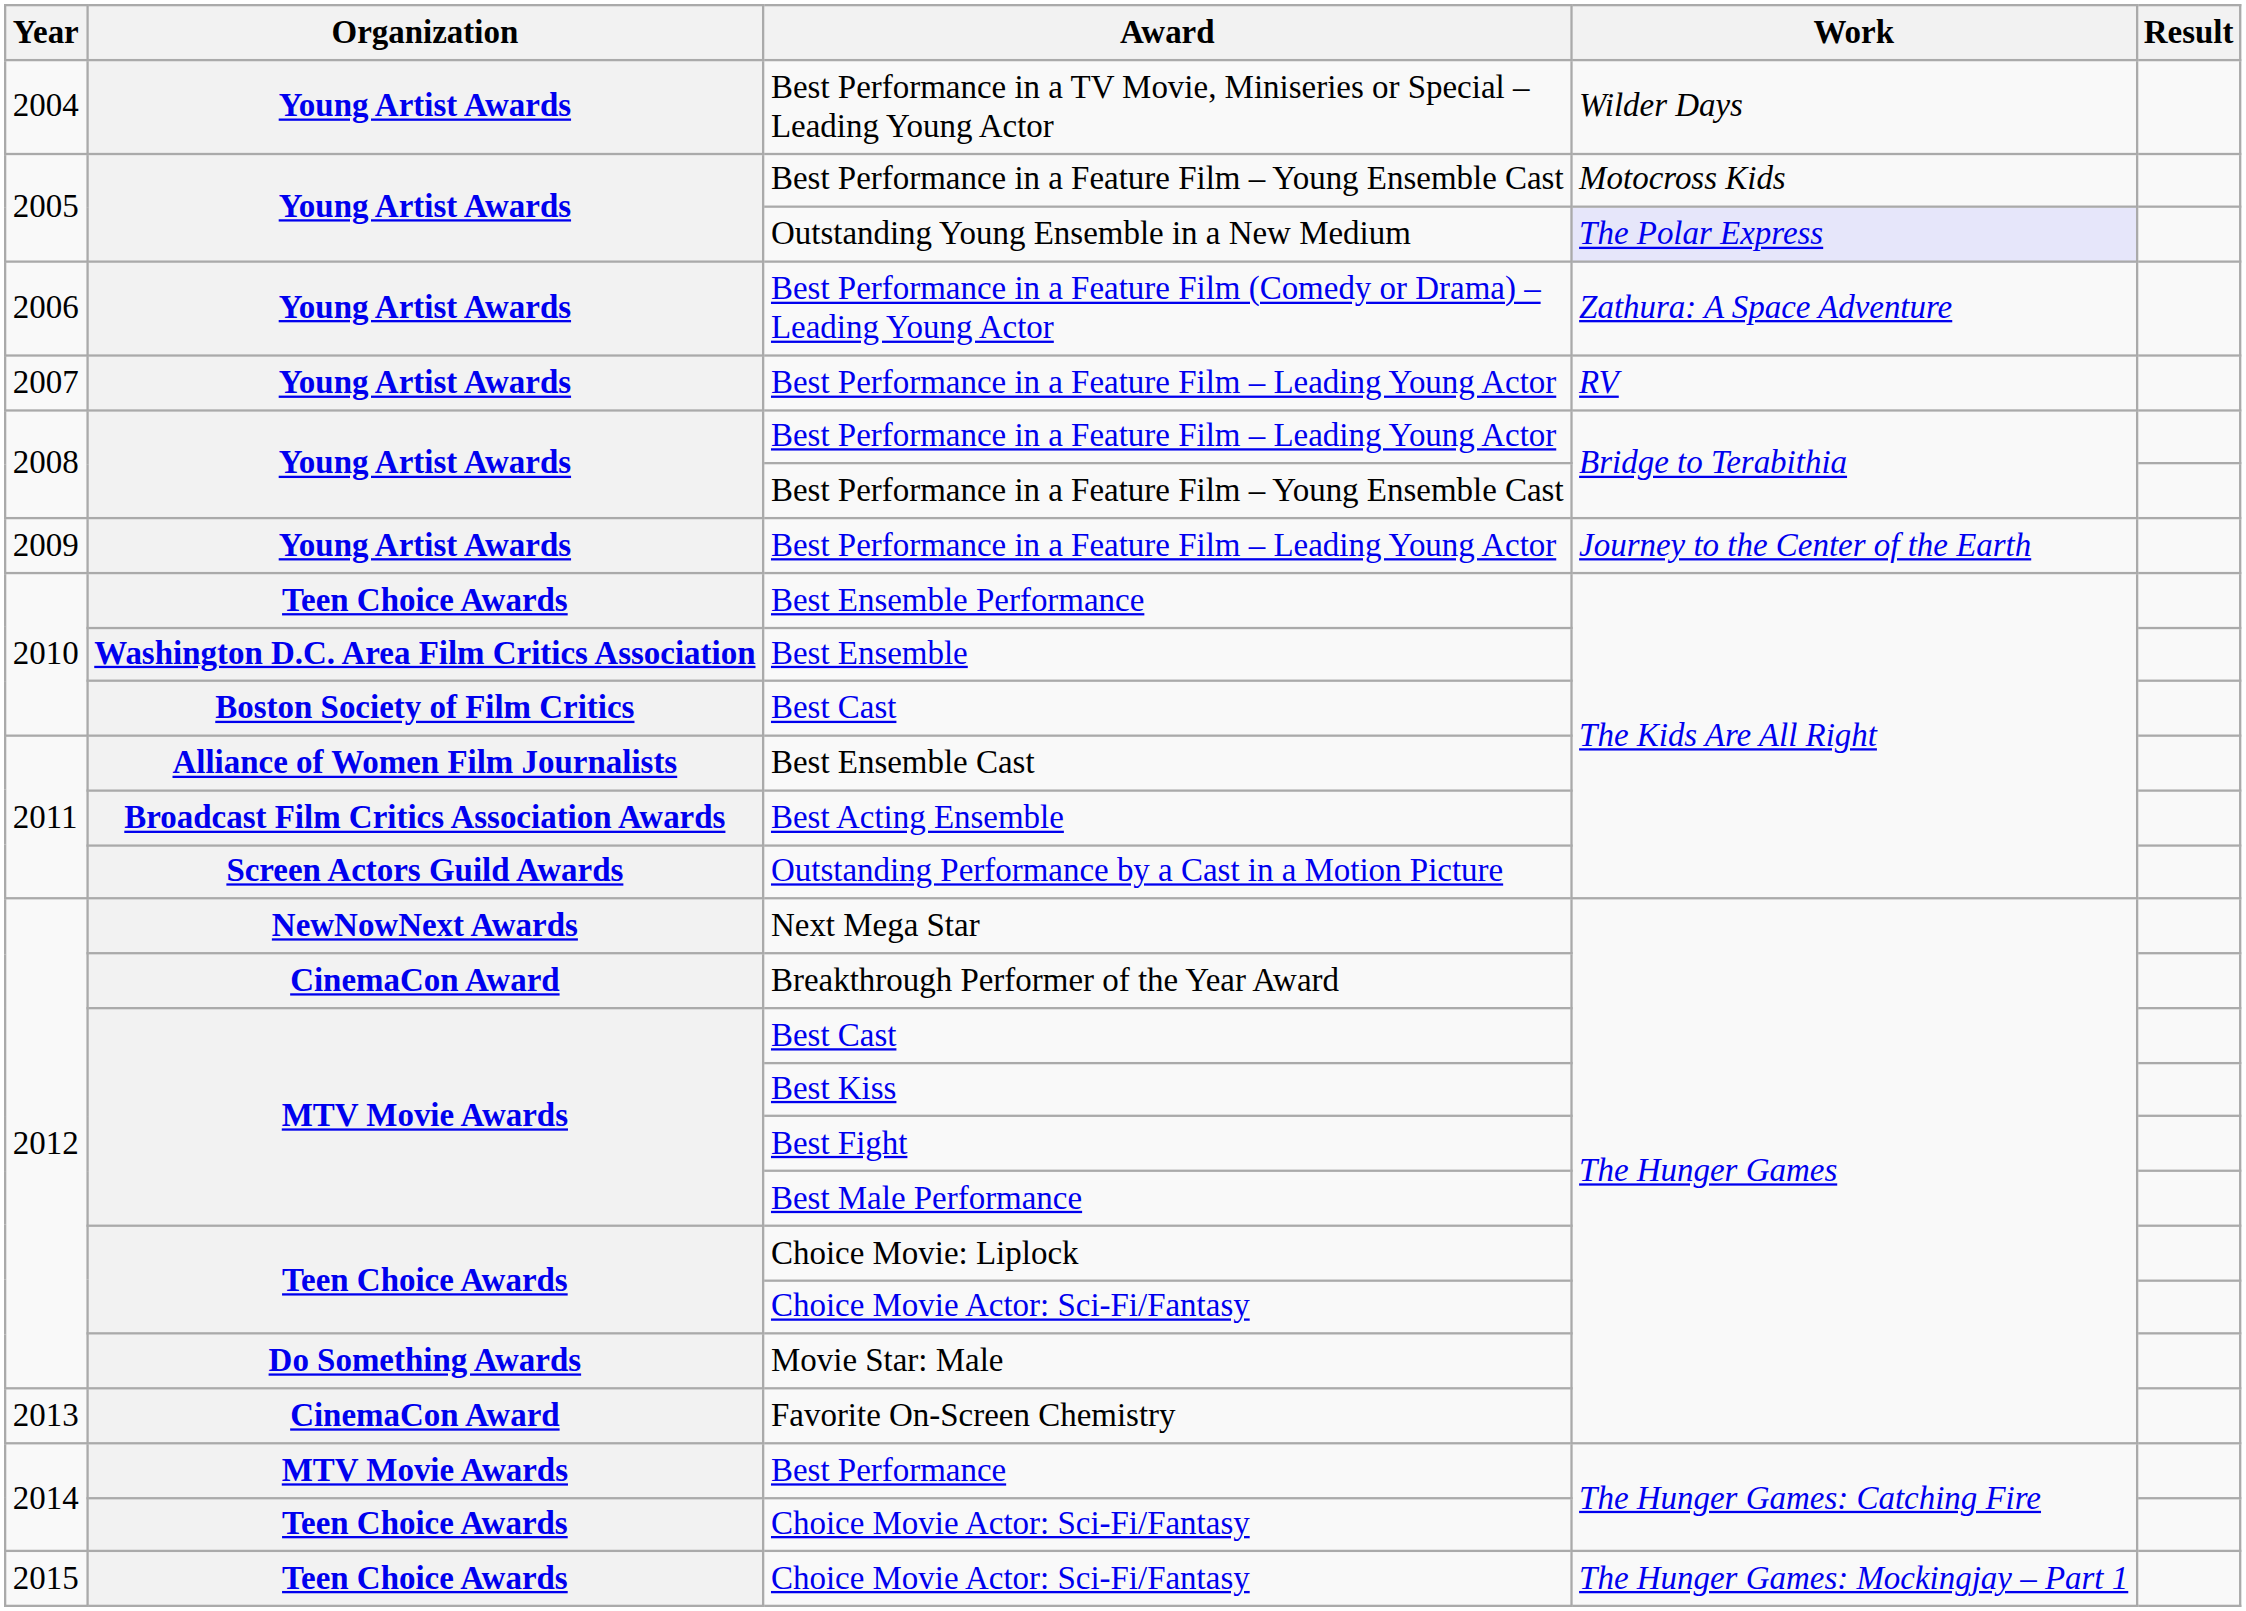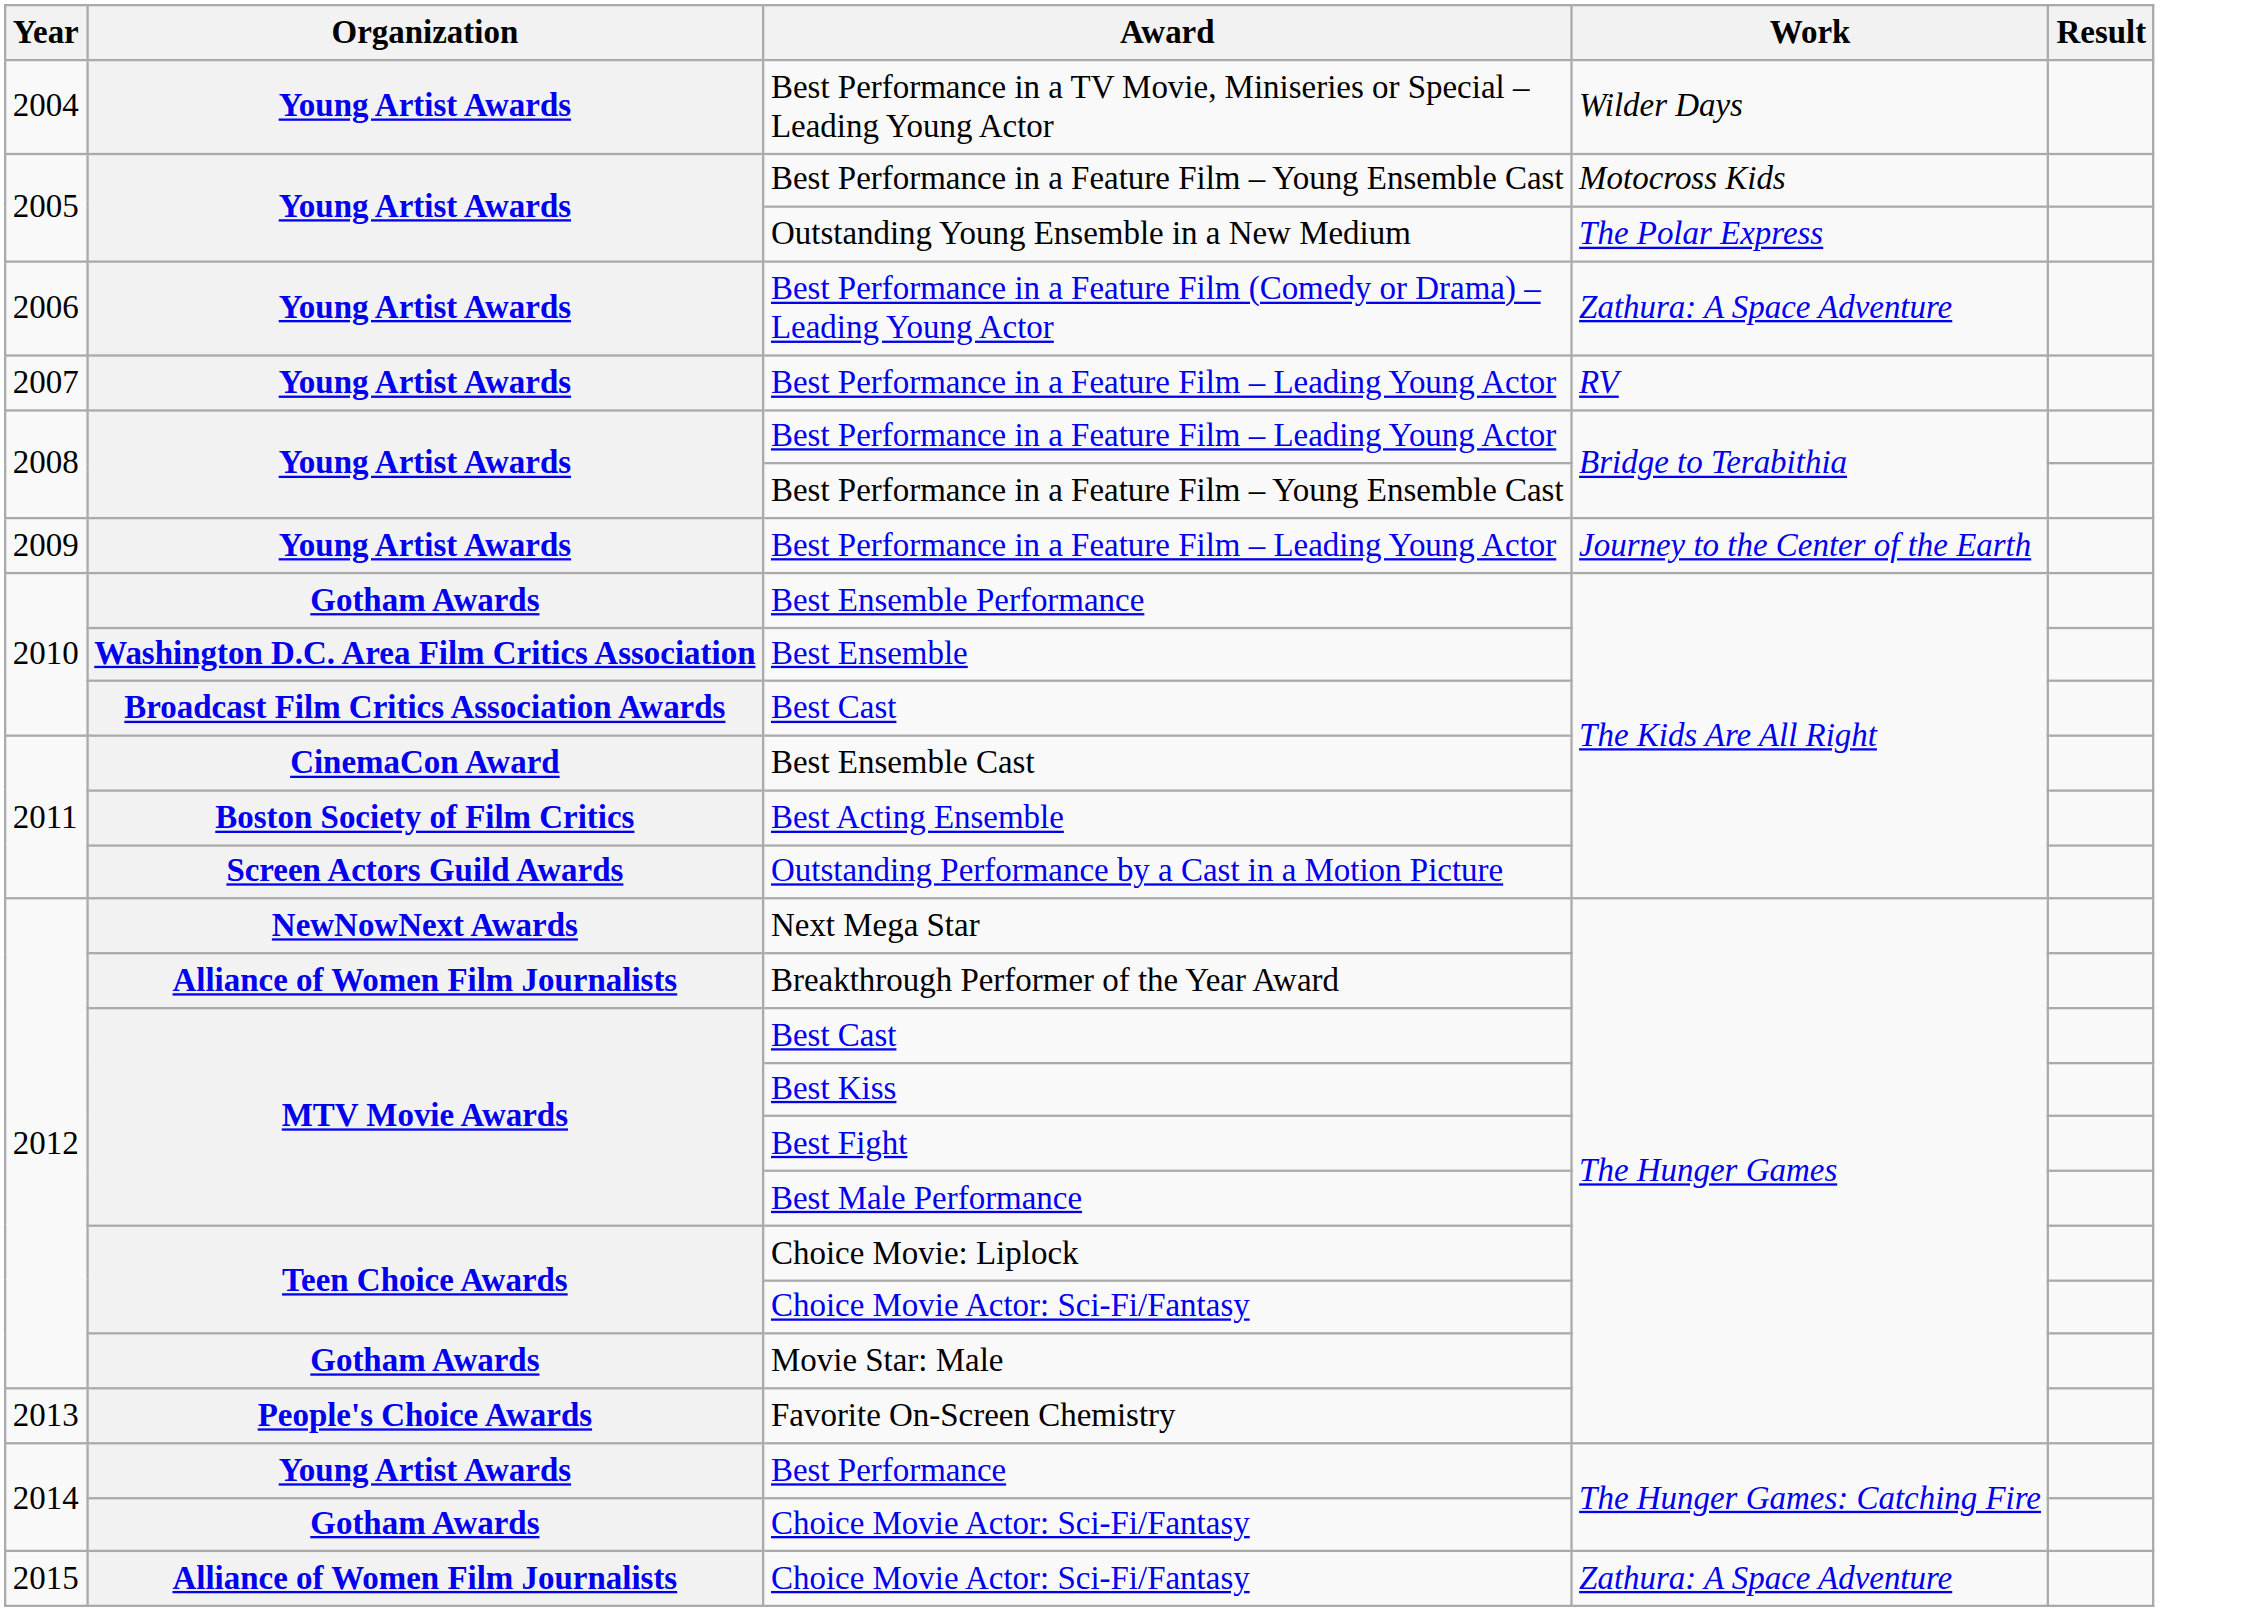(1701, 234) lavender background -> (1701, 234) no background
(425, 599) Teen Choice Awards -> (425, 599) Gotham Awards
(425, 708) Boston Society of Film Critics -> (425, 708) Broadcast Film Critics Association Awards
(425, 762) Alliance of Women Film Journalists -> (425, 762) CinemaCon Award
(425, 816) Broadcast Film Critics Association Awards -> (425, 816) Boston Society of Film Critics
(425, 980) CinemaCon Award -> (425, 980) Alliance of Women Film Journalists
(425, 1360) Do Something Awards -> (425, 1360) Gotham Awards
(425, 1415) CinemaCon Award -> (425, 1415) People's Choice Awards
(425, 1469) MTV Movie Awards -> (425, 1469) Young Artist Awards
(425, 1524) Teen Choice Awards -> (425, 1524) Gotham Awards
(425, 1578) Teen Choice Awards -> (425, 1578) Alliance of Women Film Journalists
(1854, 1578) The Hunger Games: Mockingjay – Part 1 -> (1766, 1578) Zathura: A Space Adventure
